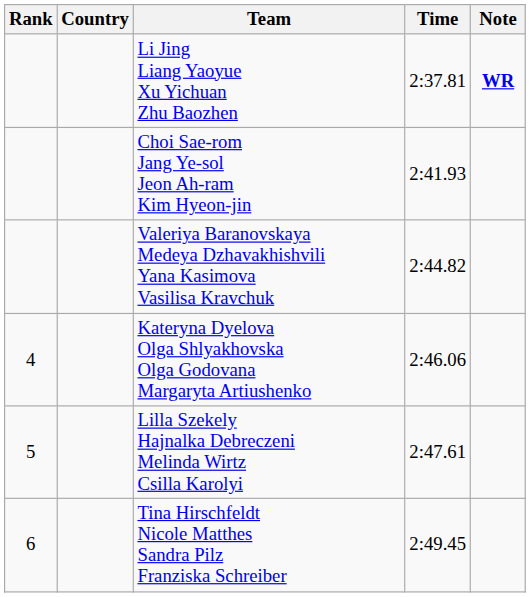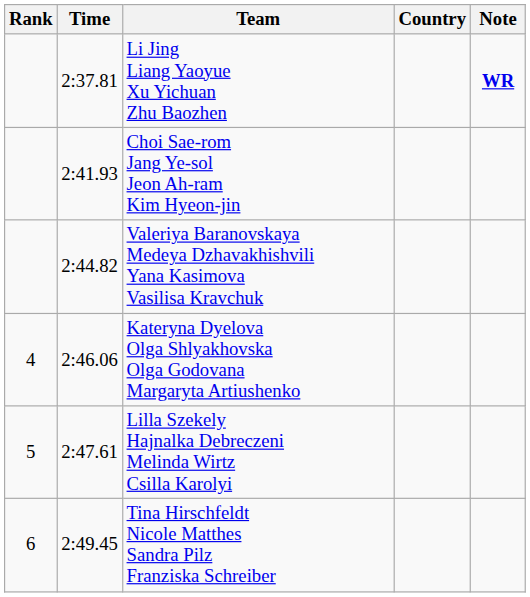columns swapped: (95, 19) <-> (438, 19)
